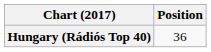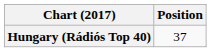(180, 36) 36 -> (180, 36) 37
